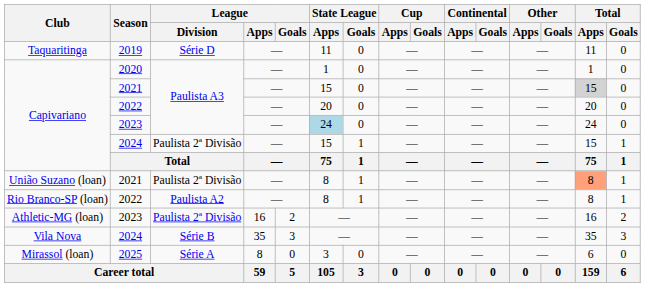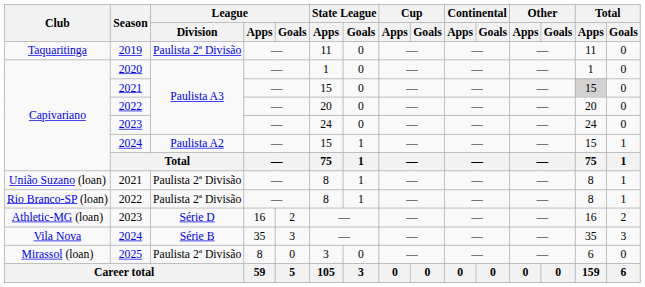(197, 50) Série D -> (197, 50) Paulista 2ª Divisão
(326, 124) lightblue background -> (326, 124) no background
(197, 143) Paulista 2ª Divisão -> (197, 143) Paulista A2
(591, 180) lightsalmon background -> (591, 180) no background
(197, 198) Paulista A2 -> (197, 198) Paulista 2ª Divisão
(197, 217) Paulista 2ª Divisão -> (197, 217) Série D
(197, 254) Série A -> (197, 254) Paulista 2ª Divisão
